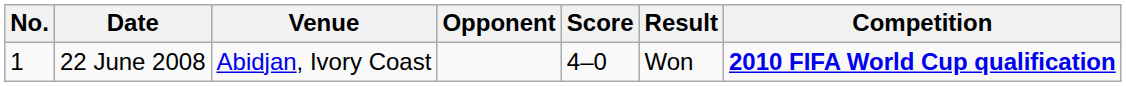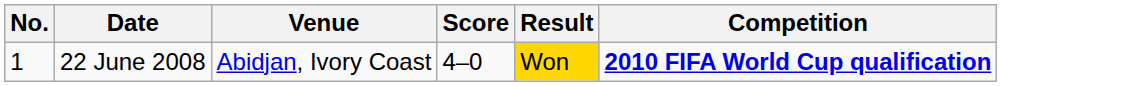- column: (499, 23)
(669, 61) no background -> (545, 61) gold background
